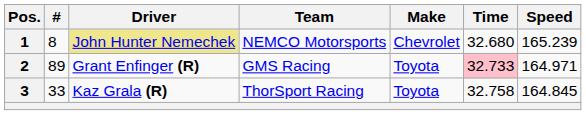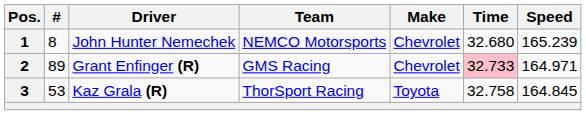(154, 42) khaki background -> (154, 42) no background
(416, 66) Toyota -> (427, 66) Chevrolet
(57, 91) 33 -> (57, 91) 53
